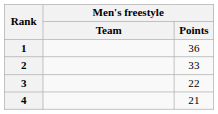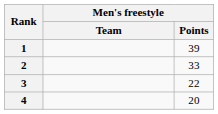(194, 48) 36 -> (194, 48) 39
(194, 100) 21 -> (194, 100) 20
